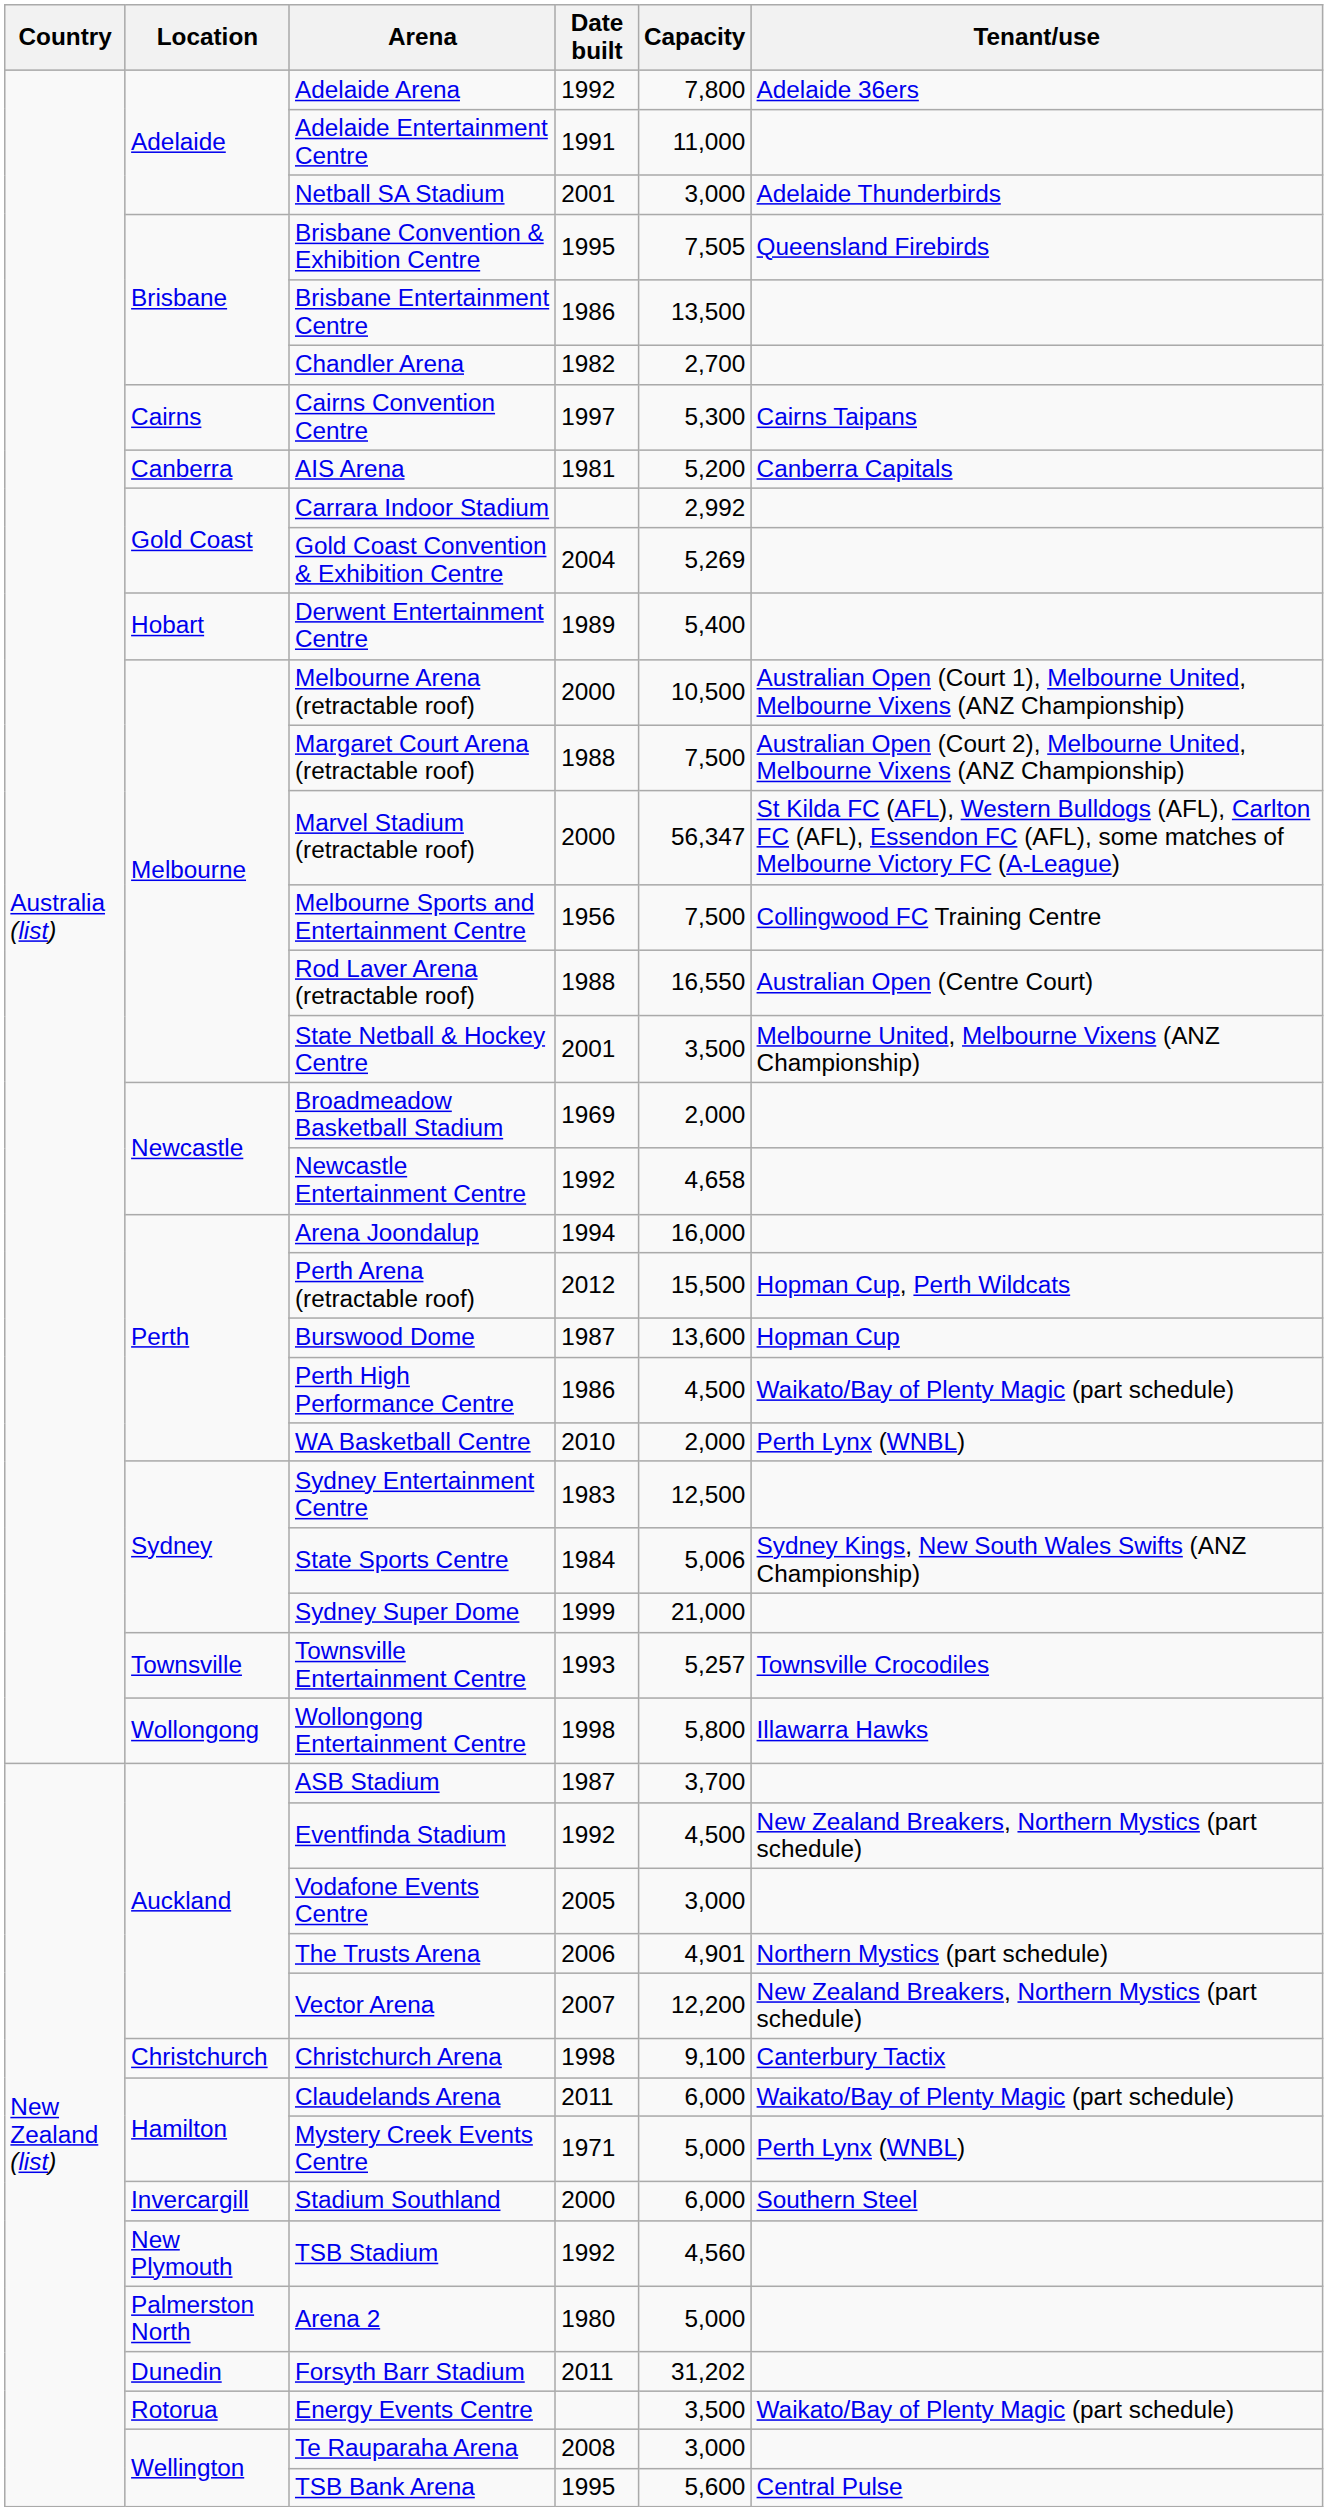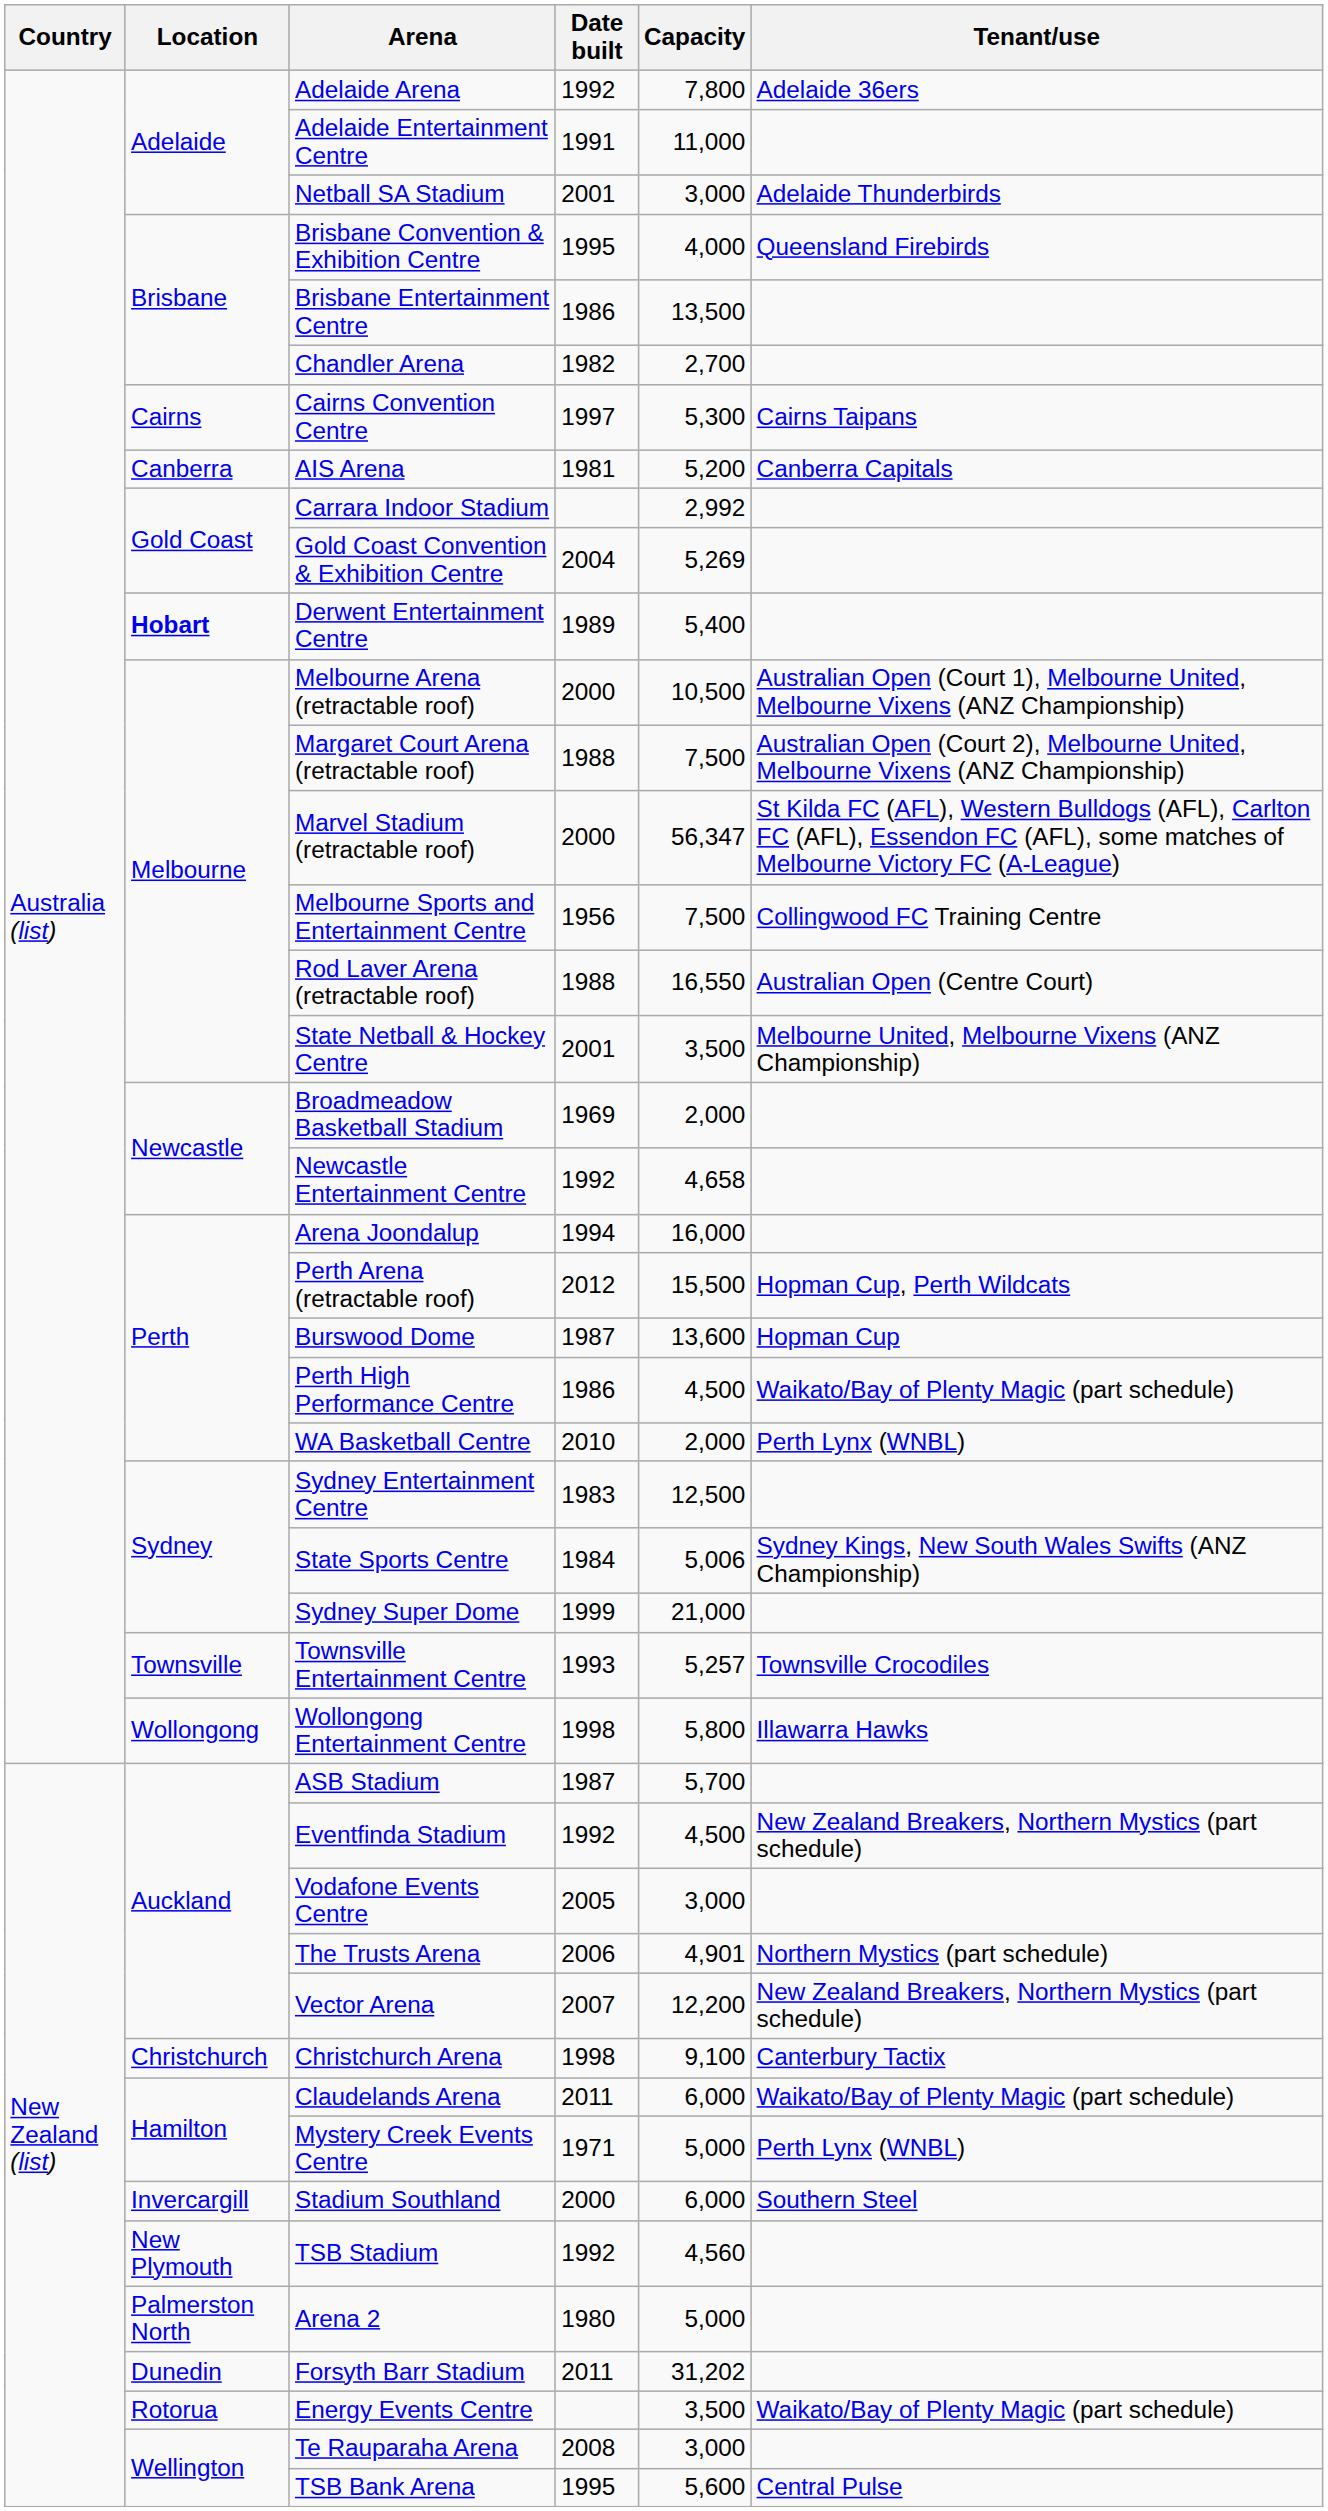(715, 246) 7,505 -> (715, 246) 4,000
(168, 625) normal -> (170, 625) bold
(715, 1782) 3,700 -> (715, 1782) 5,700
